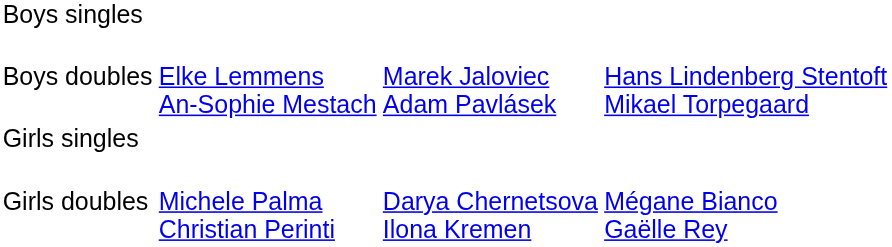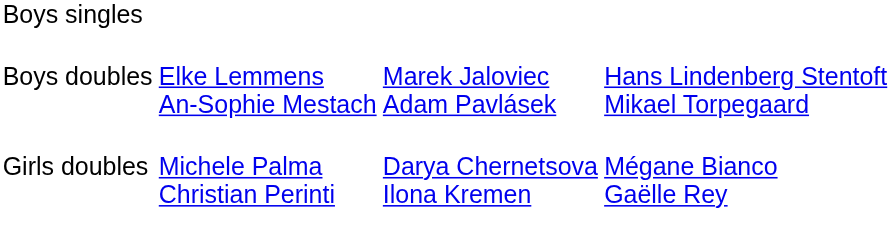- row: (71, 139)
